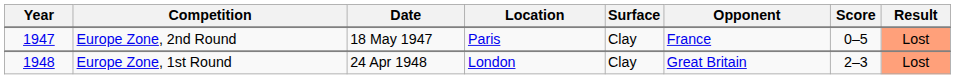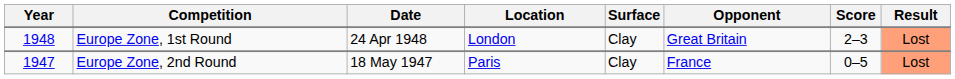rows swapped: (157, 39) <-> (154, 62)
